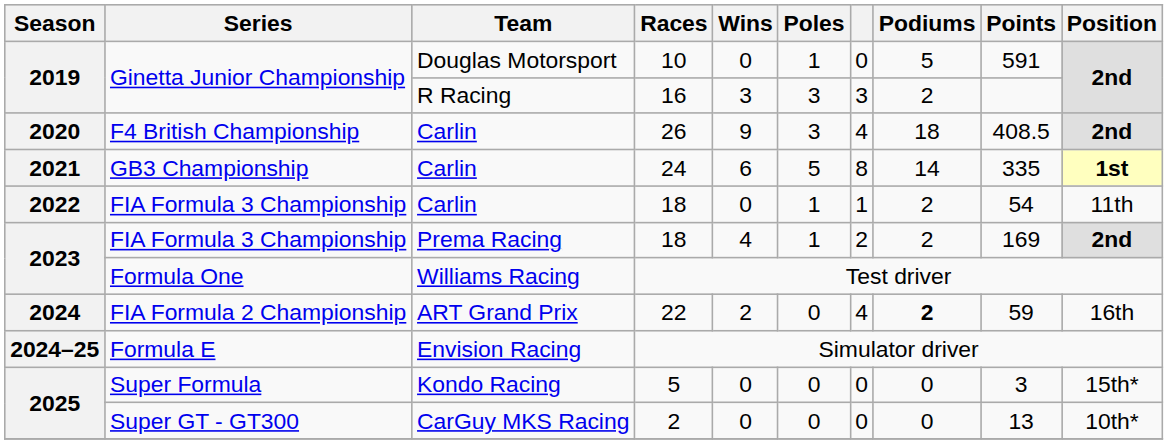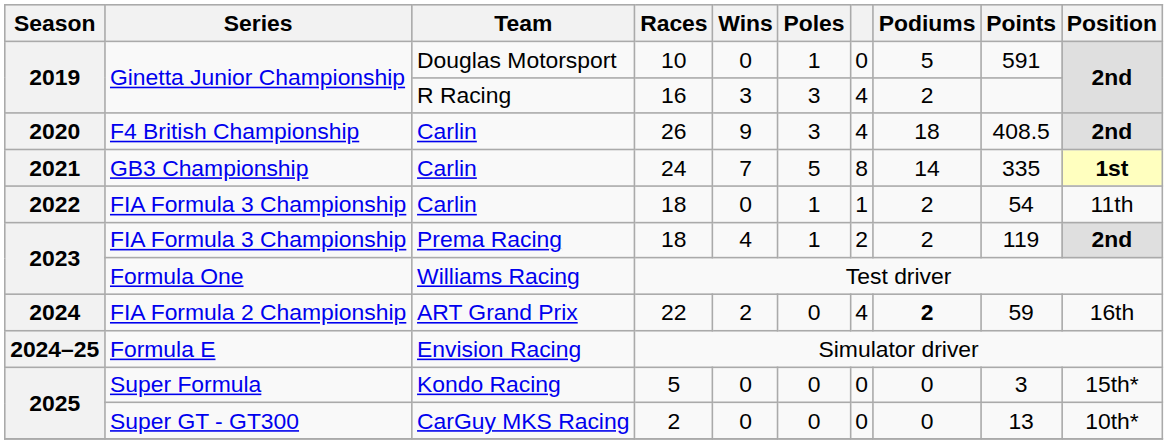(862, 96) 3 -> (862, 96) 4
(746, 168) 6 -> (746, 168) 7
(1021, 240) 169 -> (1021, 240) 119
